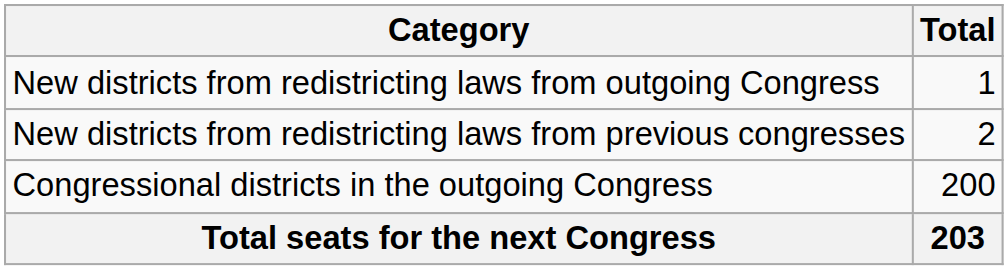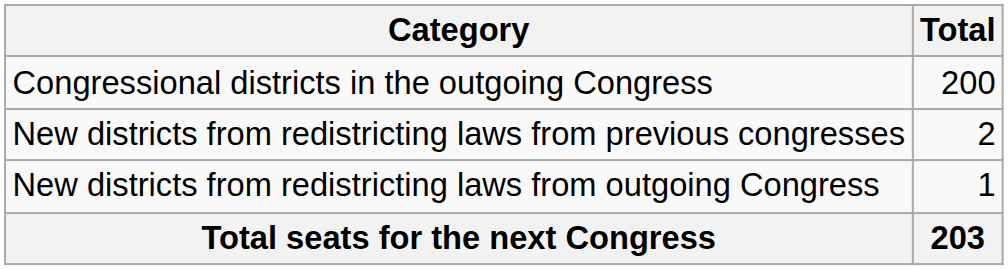rows swapped: (363, 185) <-> (446, 82)
